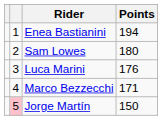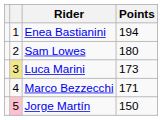(16, 69) no background -> (16, 69) khaki background
(129, 69) 176 -> (129, 69) 173
